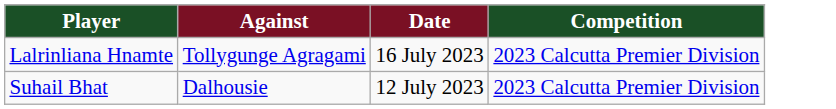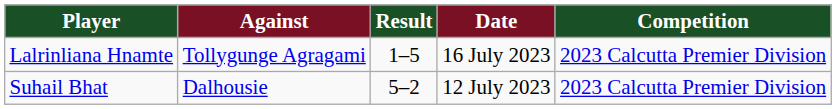+ column: (404, 21)
